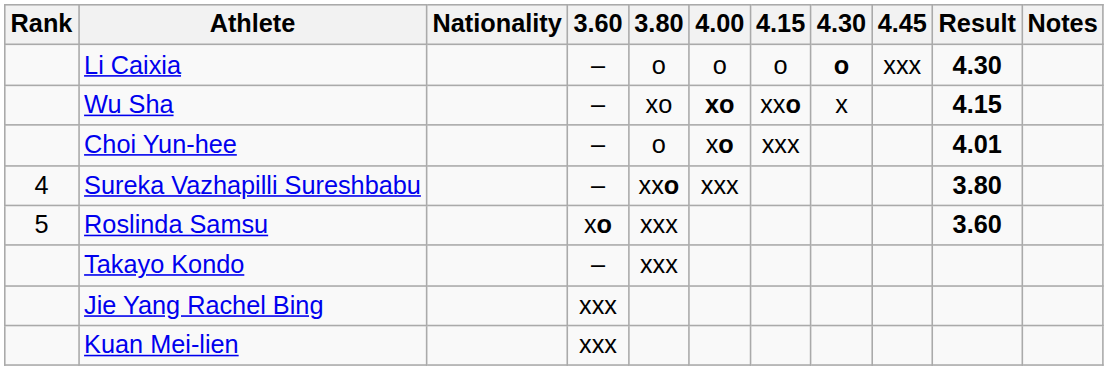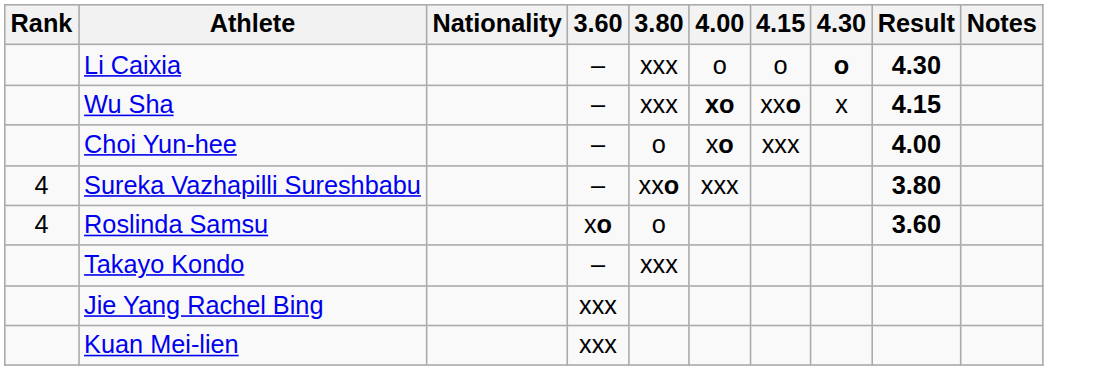- column: (902, 24)
(659, 64) o -> (659, 64) xxx
(659, 104) xo -> (659, 104) xxx
(977, 144) 4.01 -> (916, 144) 4.00
(42, 225) 5 -> (42, 225) 4
(659, 225) xxx -> (659, 225) o
